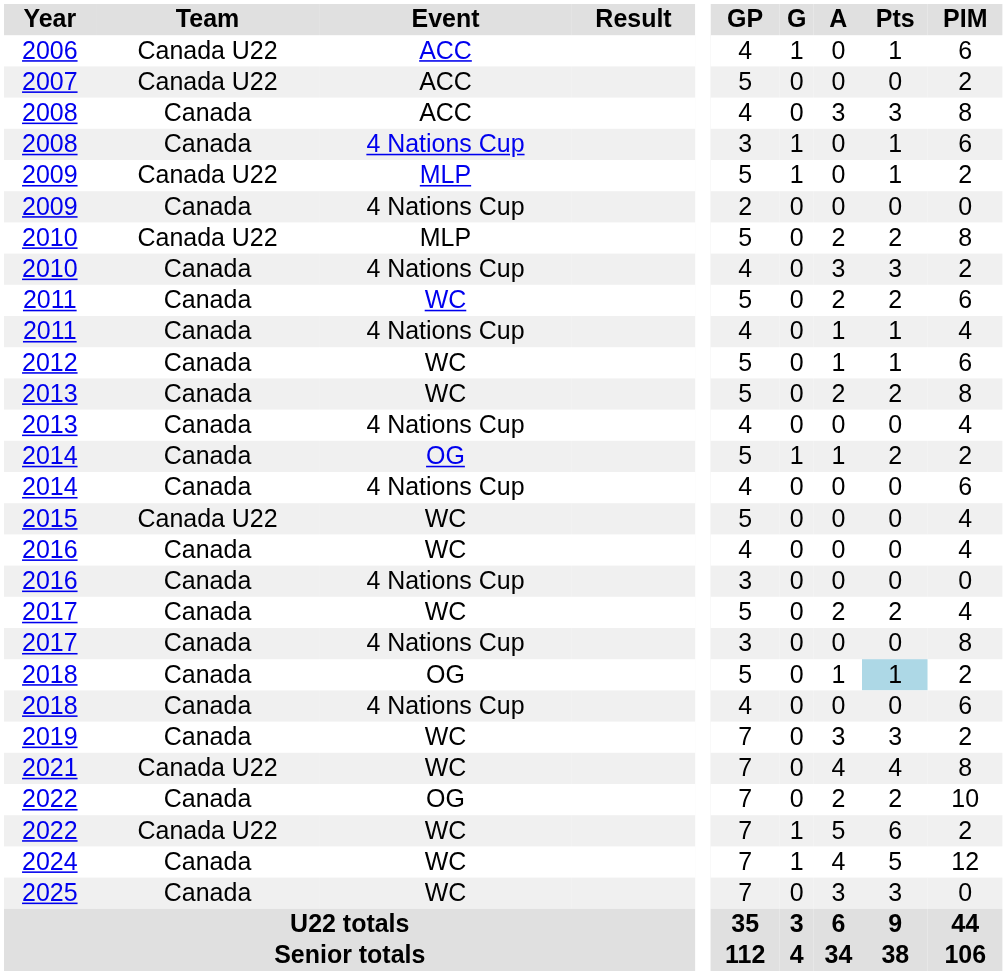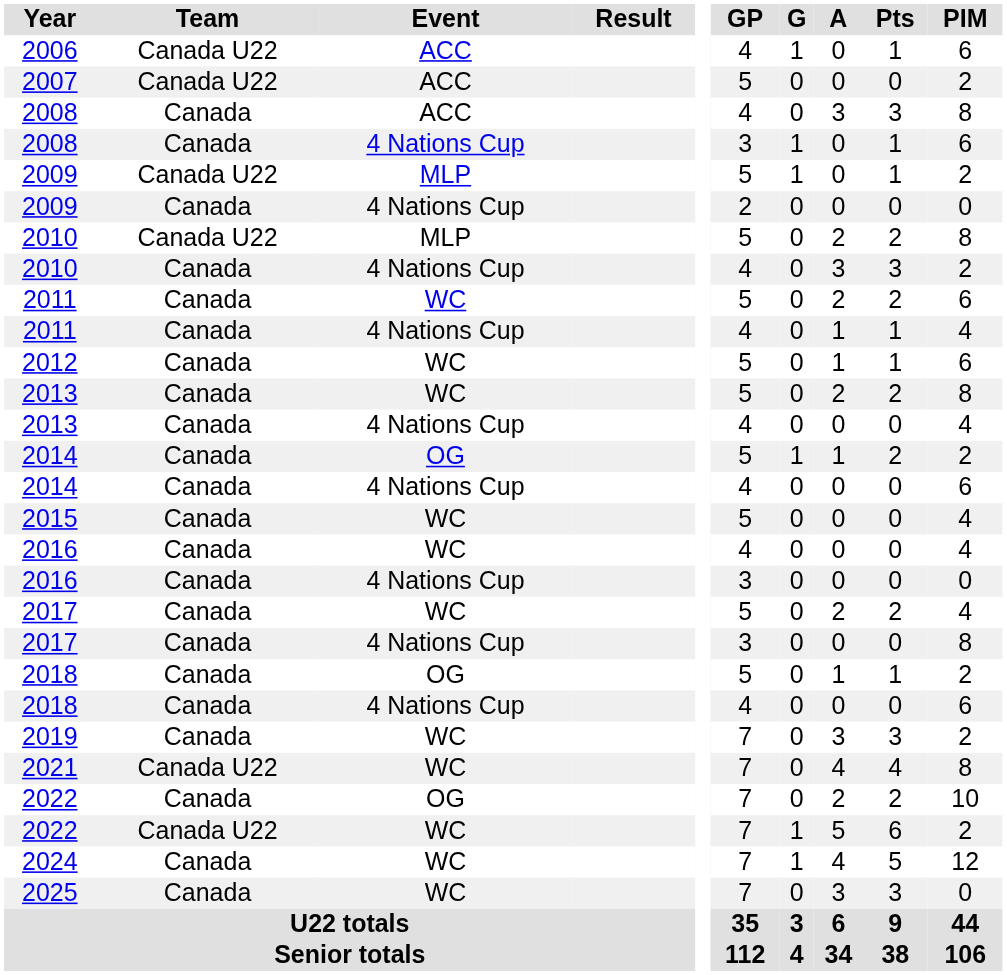(208, 518) Canada U22 -> (208, 518) Canada
(895, 674) lightblue background -> (895, 674) no background
